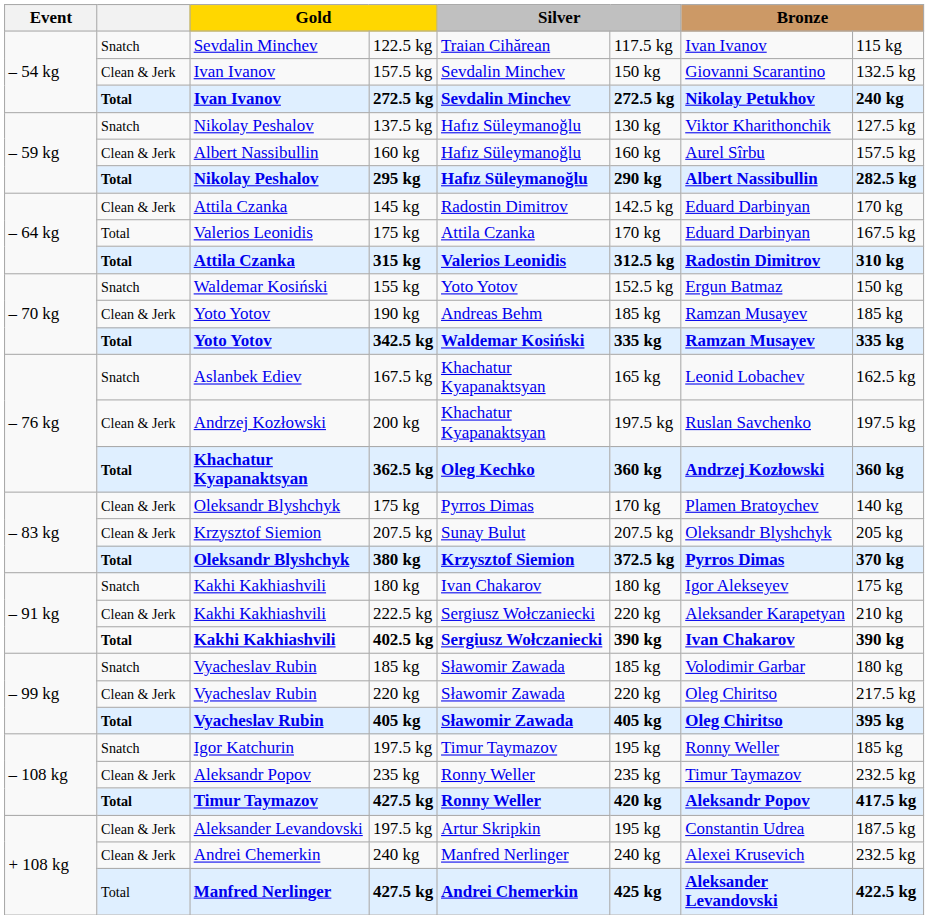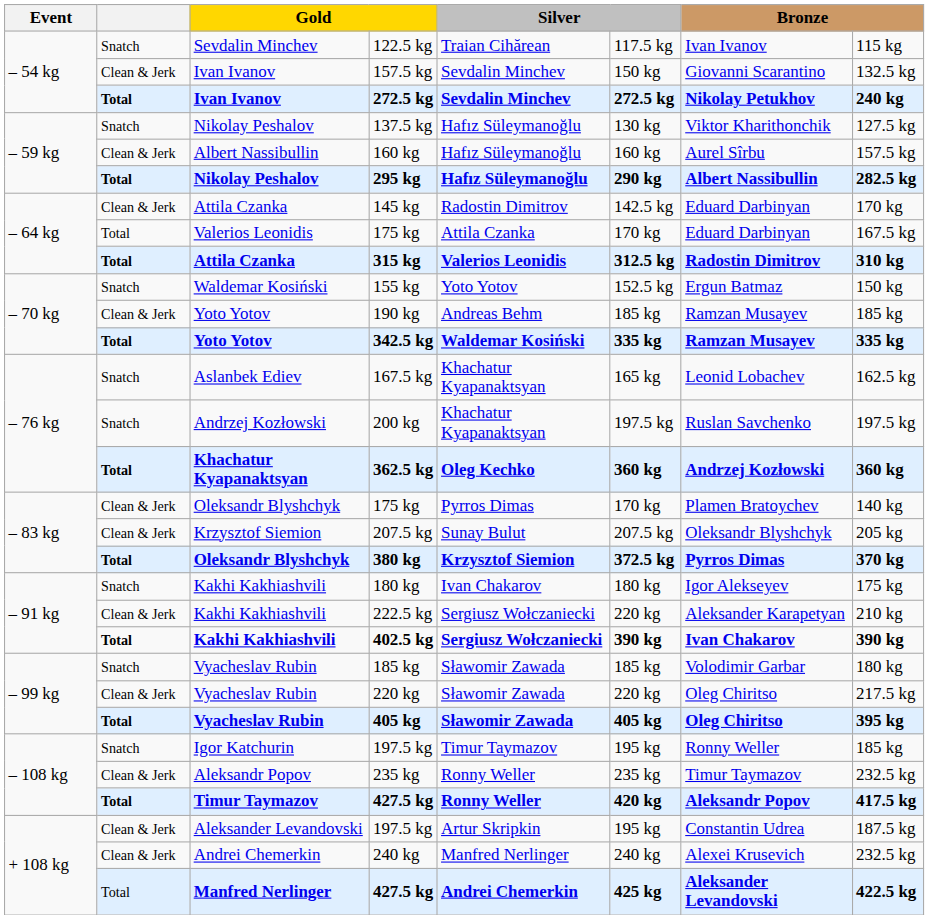(138, 424) Clean & Jerk -> (120, 424) Snatch
